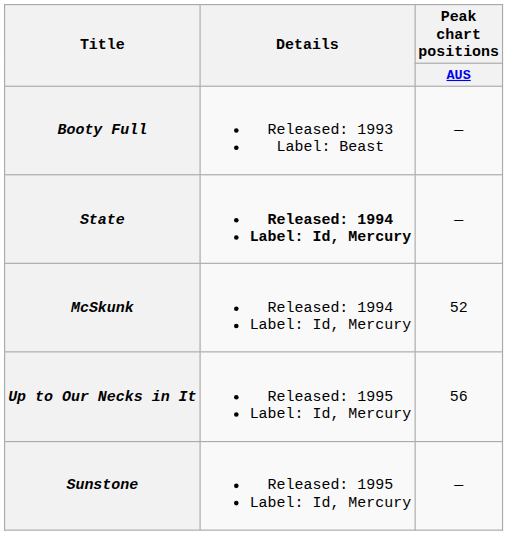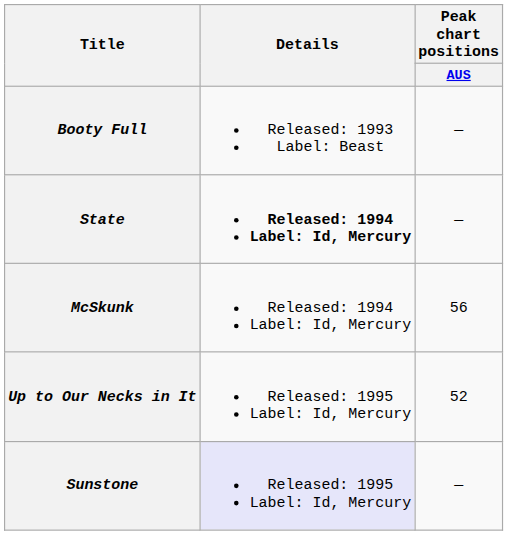(459, 308) 52 -> (459, 308) 56
(459, 397) 56 -> (459, 397) 52
(307, 494) no background -> (307, 494) lavender background
